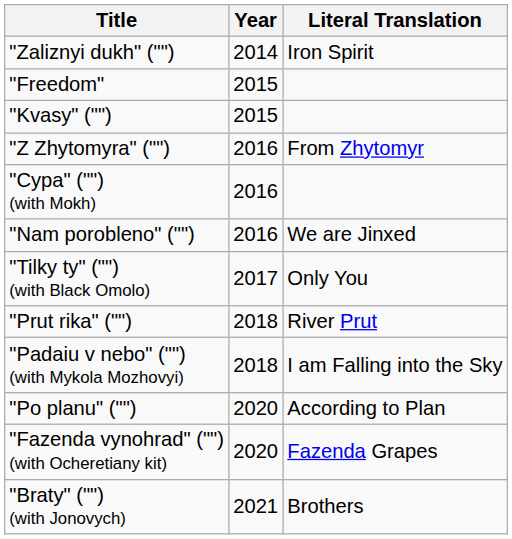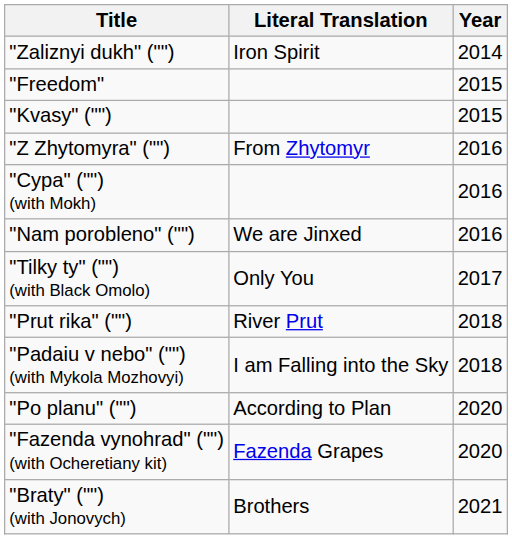columns swapped: (256, 20) <-> (395, 20)
